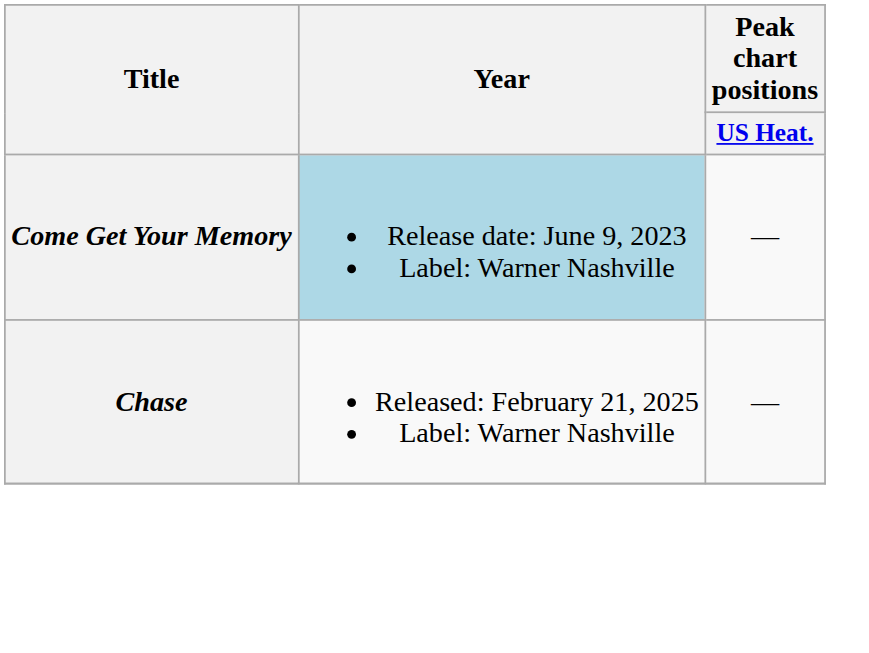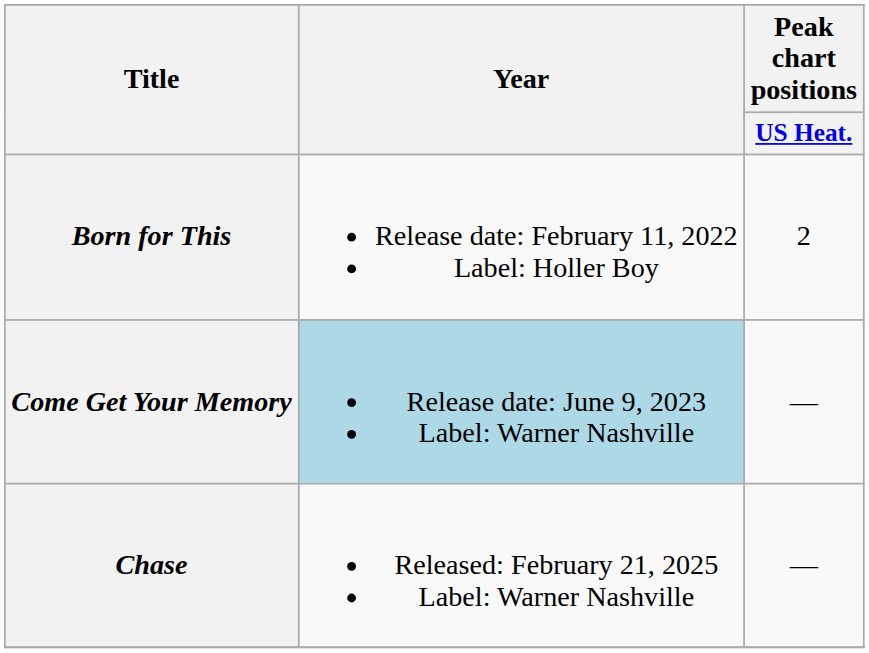+ row: (152, 236)
